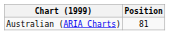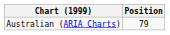(144, 24) 81 -> (144, 24) 79
